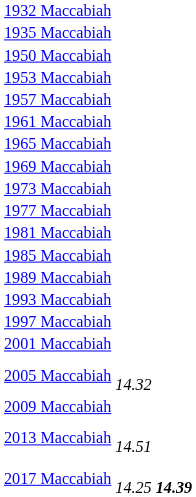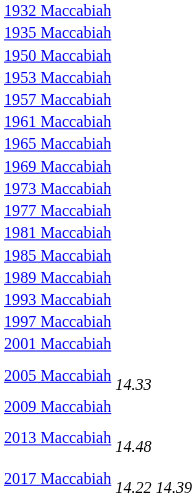(133, 384) 14.32 -> (133, 384) 14.33
(133, 447) 14.51 -> (133, 447) 14.48
(133, 487) 14.25 -> (133, 487) 14.22
(174, 487) bold -> (174, 487) normal
